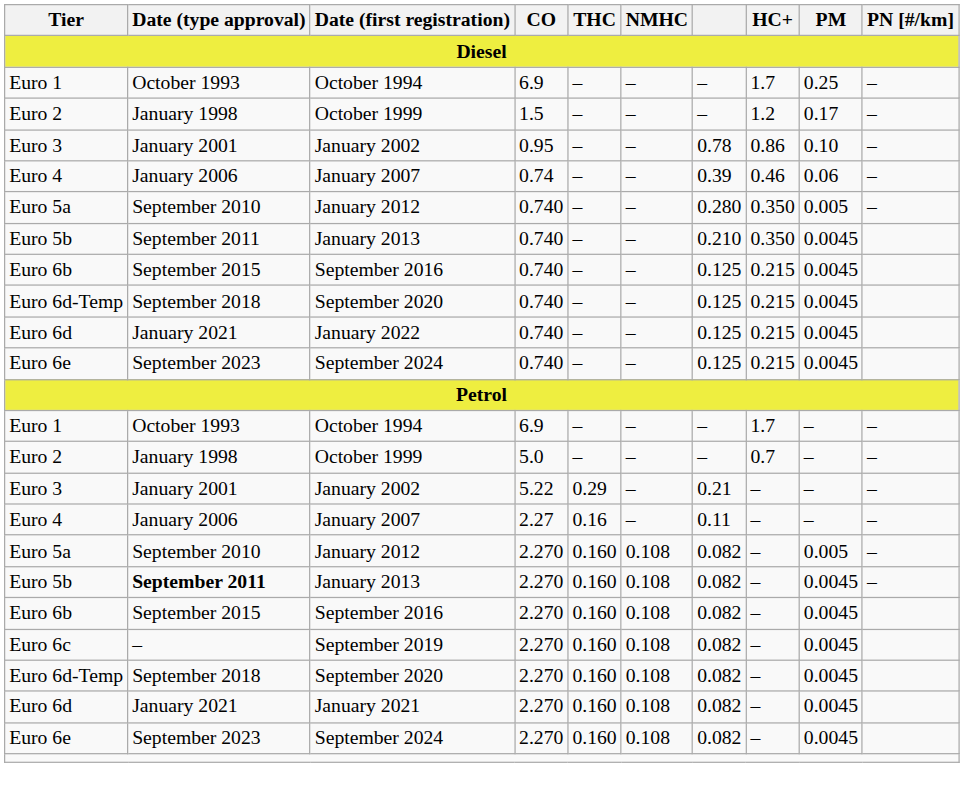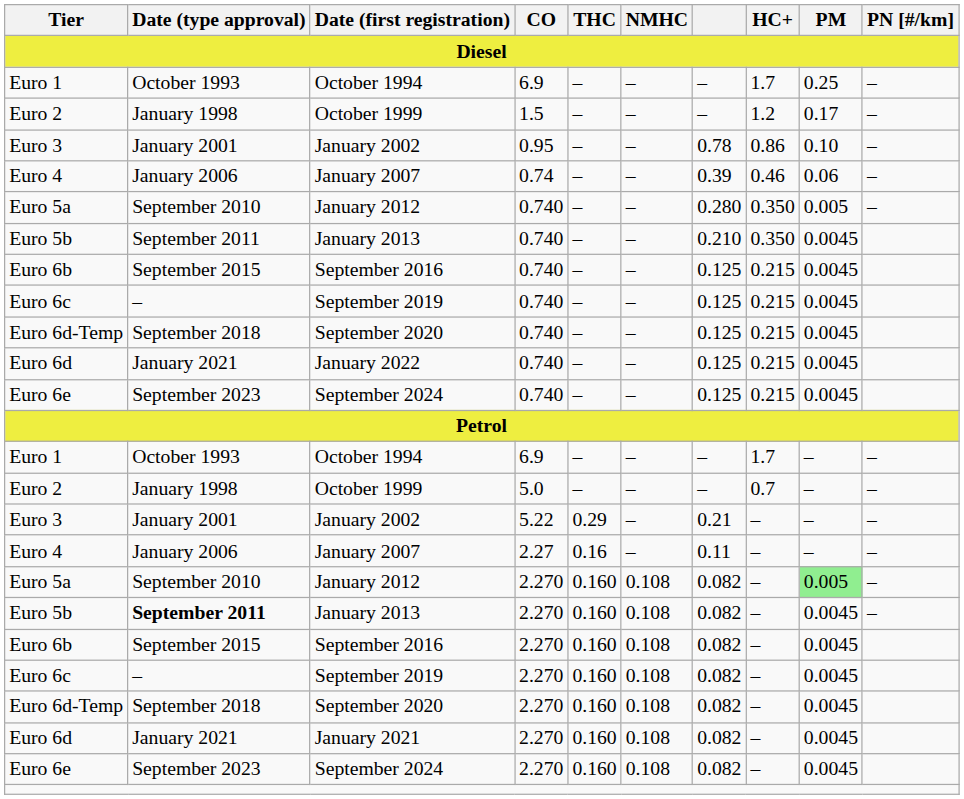+ row: (379, 301)
(826, 550) no background -> (826, 581) lightgreen background
